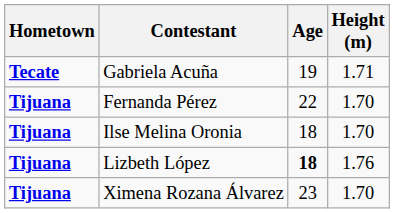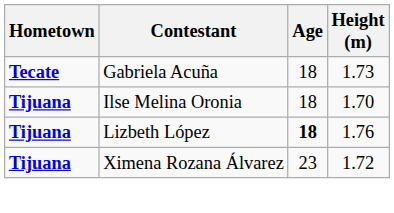(308, 71) 19 -> (308, 71) 18
(358, 71) 1.71 -> (358, 71) 1.73
- row: (160, 102)
(358, 193) 1.70 -> (358, 162) 1.72
